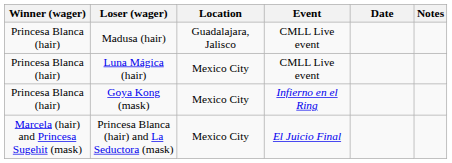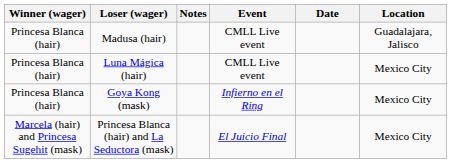columns swapped: (220, 13) <-> (430, 13)
